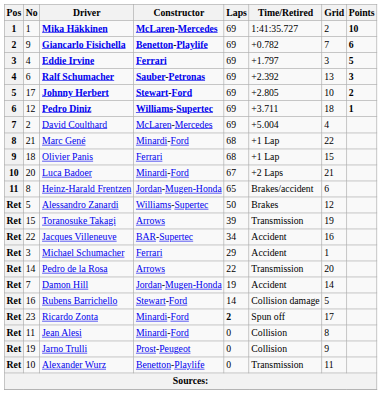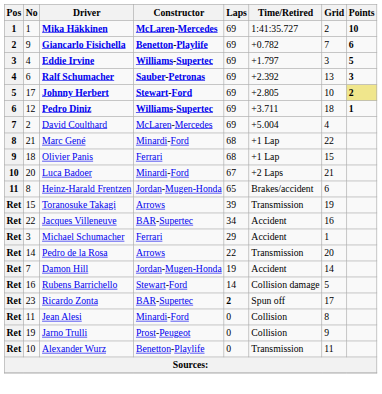(151, 60) Ferrari -> (174, 60) Williams-Supertec
(351, 92) no background -> (351, 92) khaki background
- row: (80, 205)
(162, 317) Minardi-Ford -> (165, 301) BAR-Supertec
